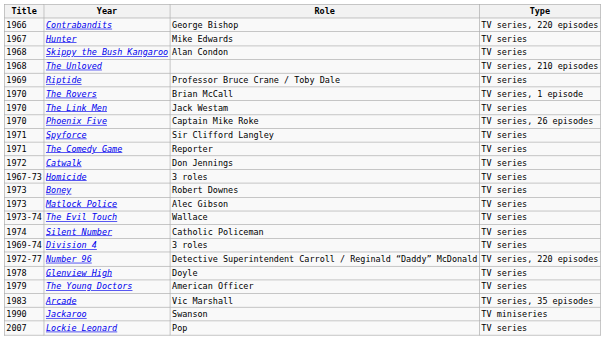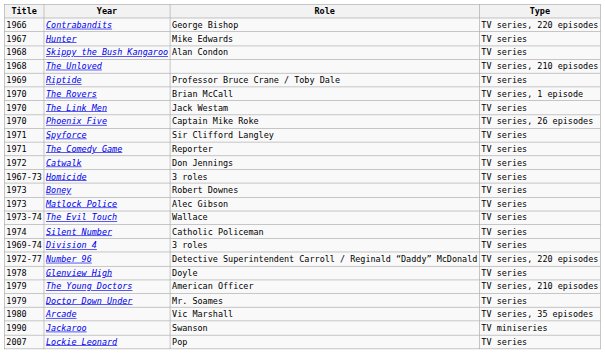(504, 287) TV series -> (540, 287) TV series, 210 episodes
+ row: (89, 300)
(17, 300) 1983 -> (17, 314) 1980
